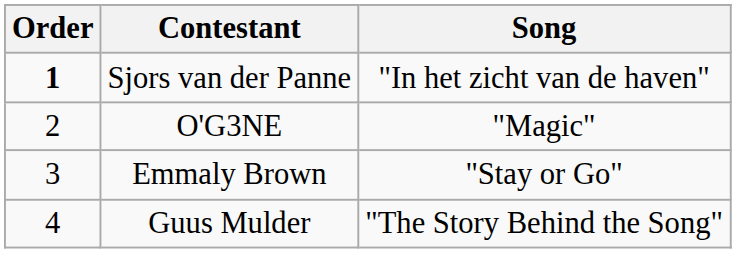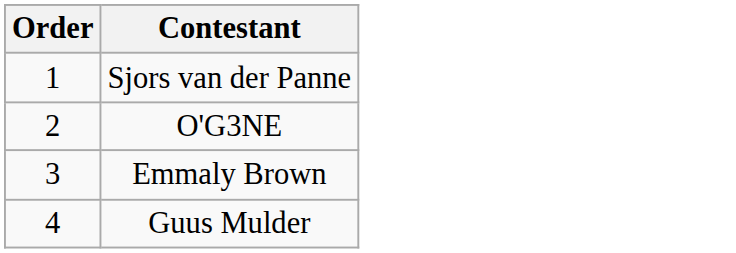- column: (544, 28)
(53, 77) bold -> (53, 77) normal
